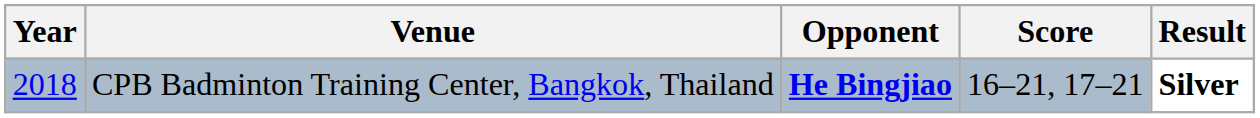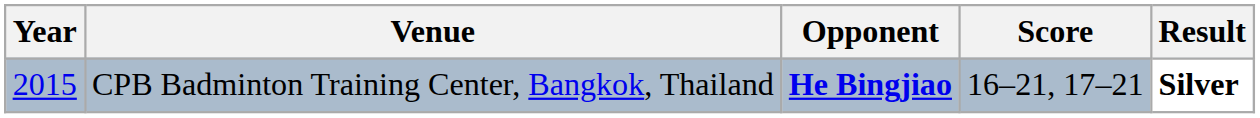(45, 84) 2018 -> (45, 84) 2015
